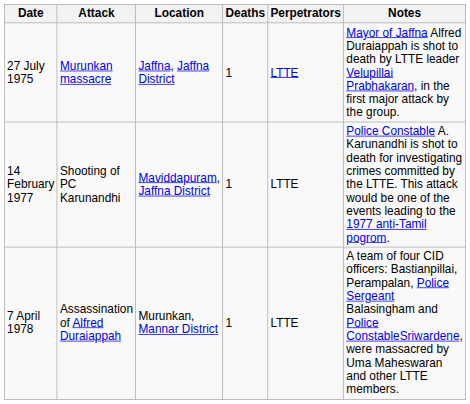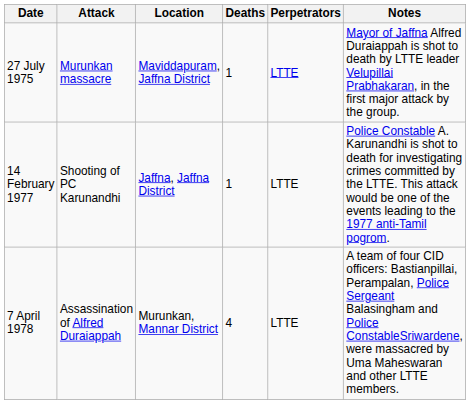(174, 72) Jaffna, Jaffna District -> (179, 72) Maviddapuram, Jaffna District
(179, 184) Maviddapuram, Jaffna District -> (174, 184) Jaffna, Jaffna District
(229, 323) 1 -> (229, 323) 4
